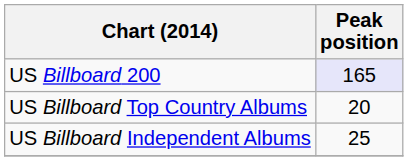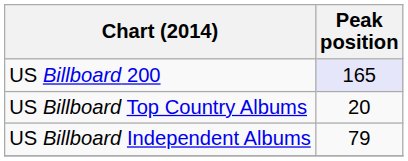(359, 139) 25 -> (359, 139) 79
